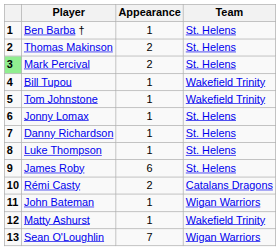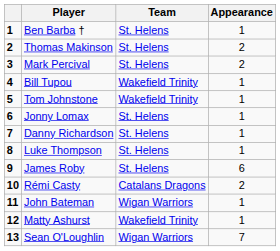columns swapped: (229, 13) <-> (150, 13)
(10, 64) lightgreen background -> (10, 64) no background
